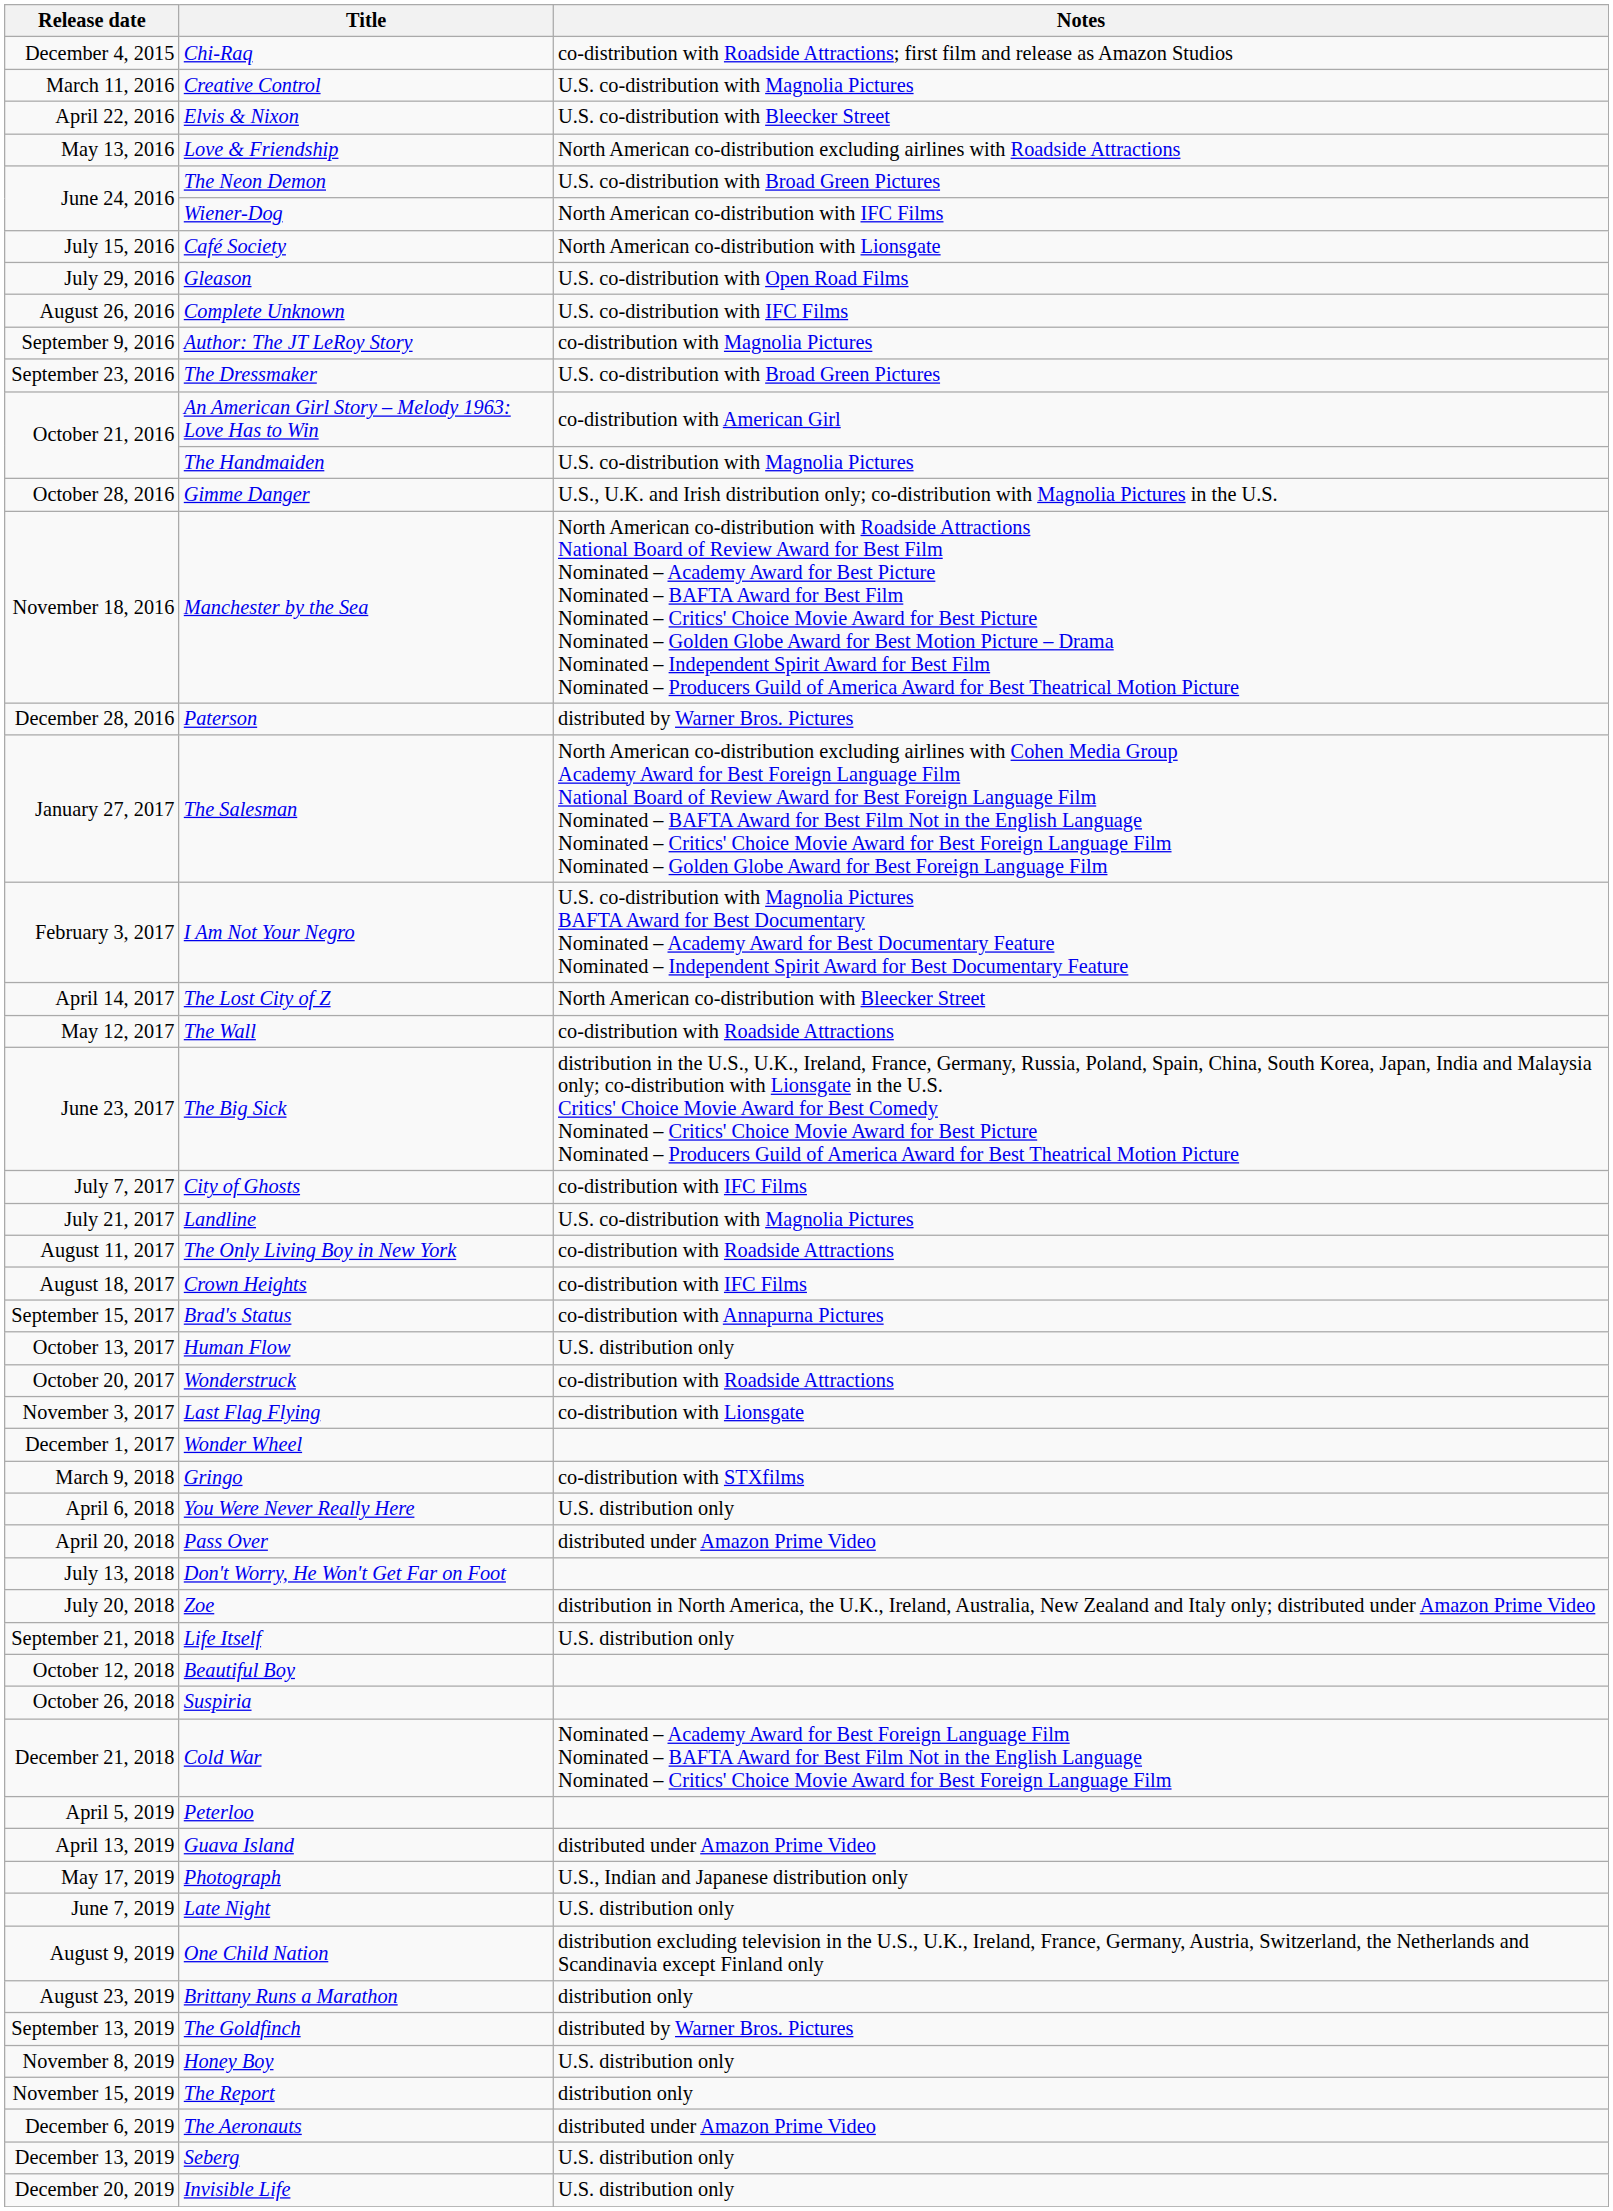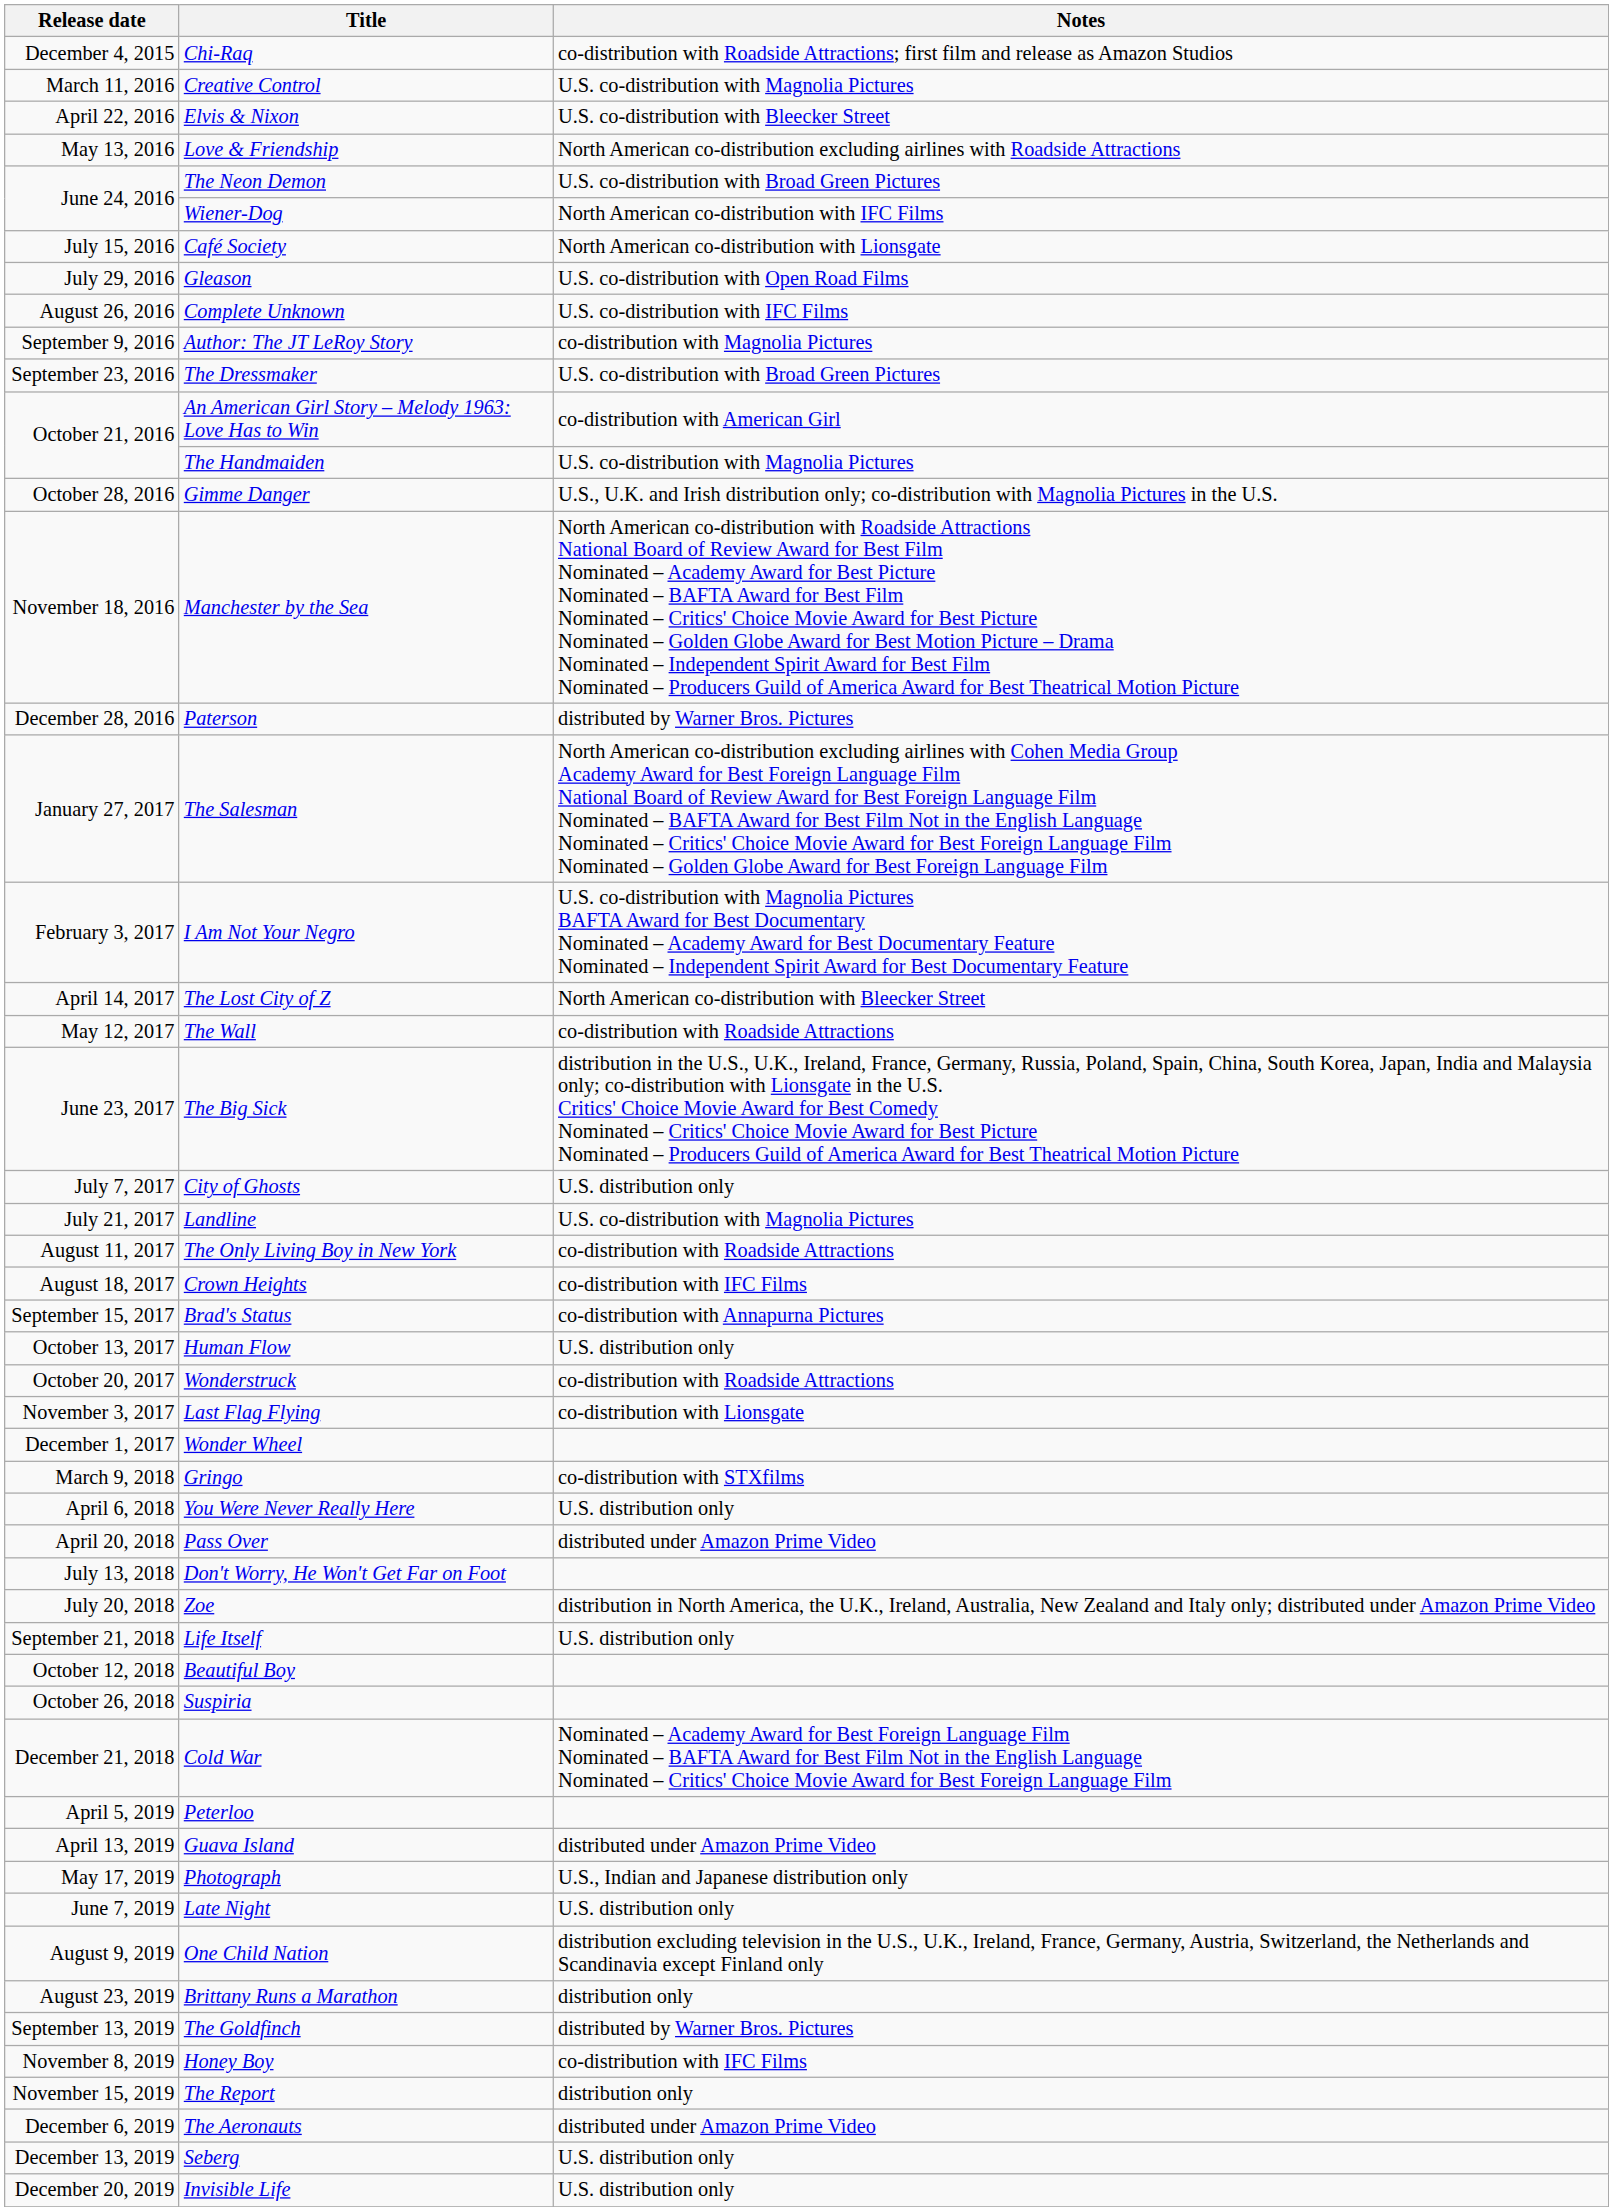(682, 1186) co-distribution with IFC Films -> (646, 1186) U.S. distribution only
(646, 2061) U.S. distribution only -> (682, 2061) co-distribution with IFC Films
